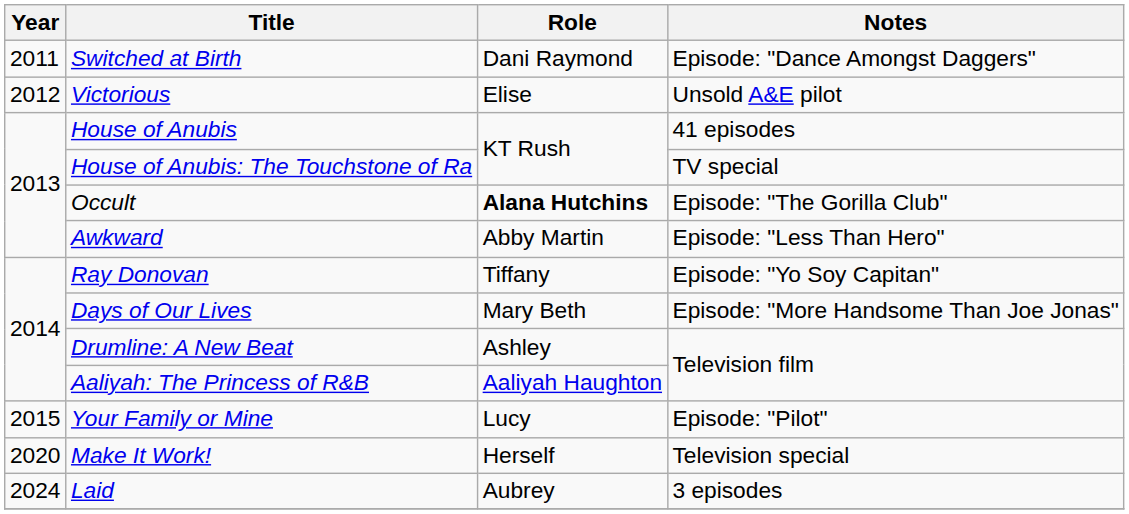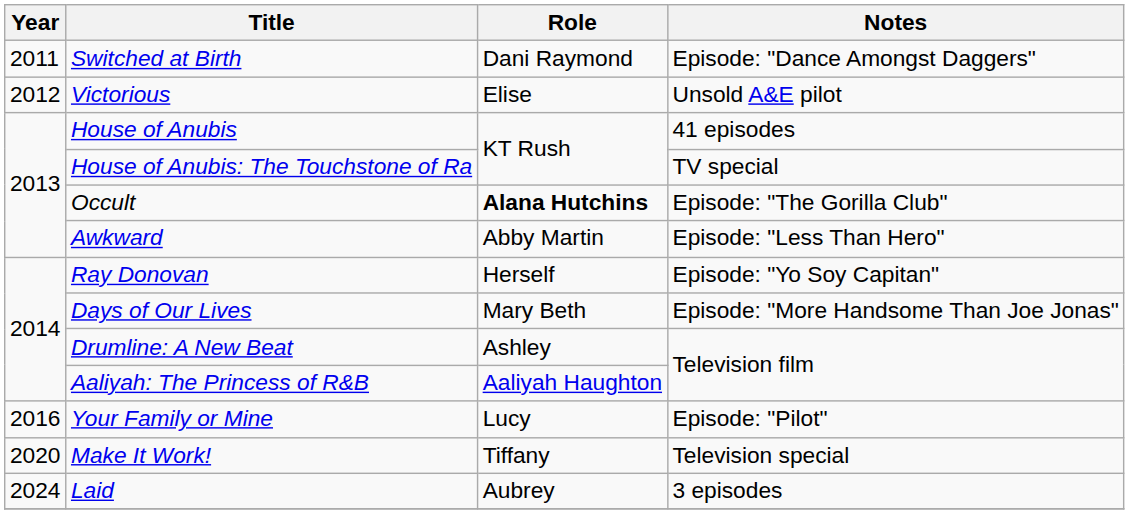(516, 274) Tiffany -> (519, 274) Herself
(35, 418) 2015 -> (35, 418) 2016
(519, 454) Herself -> (516, 454) Tiffany
